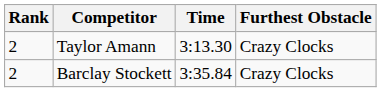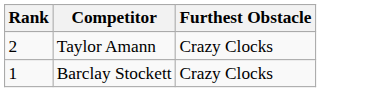- column: (206, 18)
(13, 73) 2 -> (13, 73) 1
